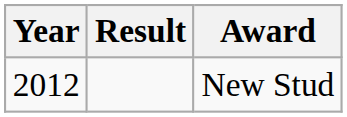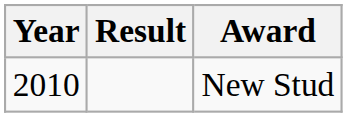(46, 84) 2012 -> (46, 84) 2010
